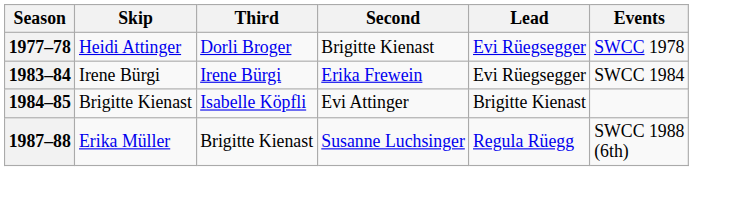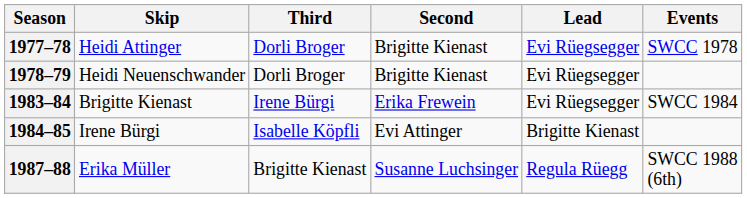+ row: (40, 74)
(120, 74) Irene Bürgi -> (135, 103) Brigitte Kienast
(135, 103) Brigitte Kienast -> (120, 131) Irene Bürgi
